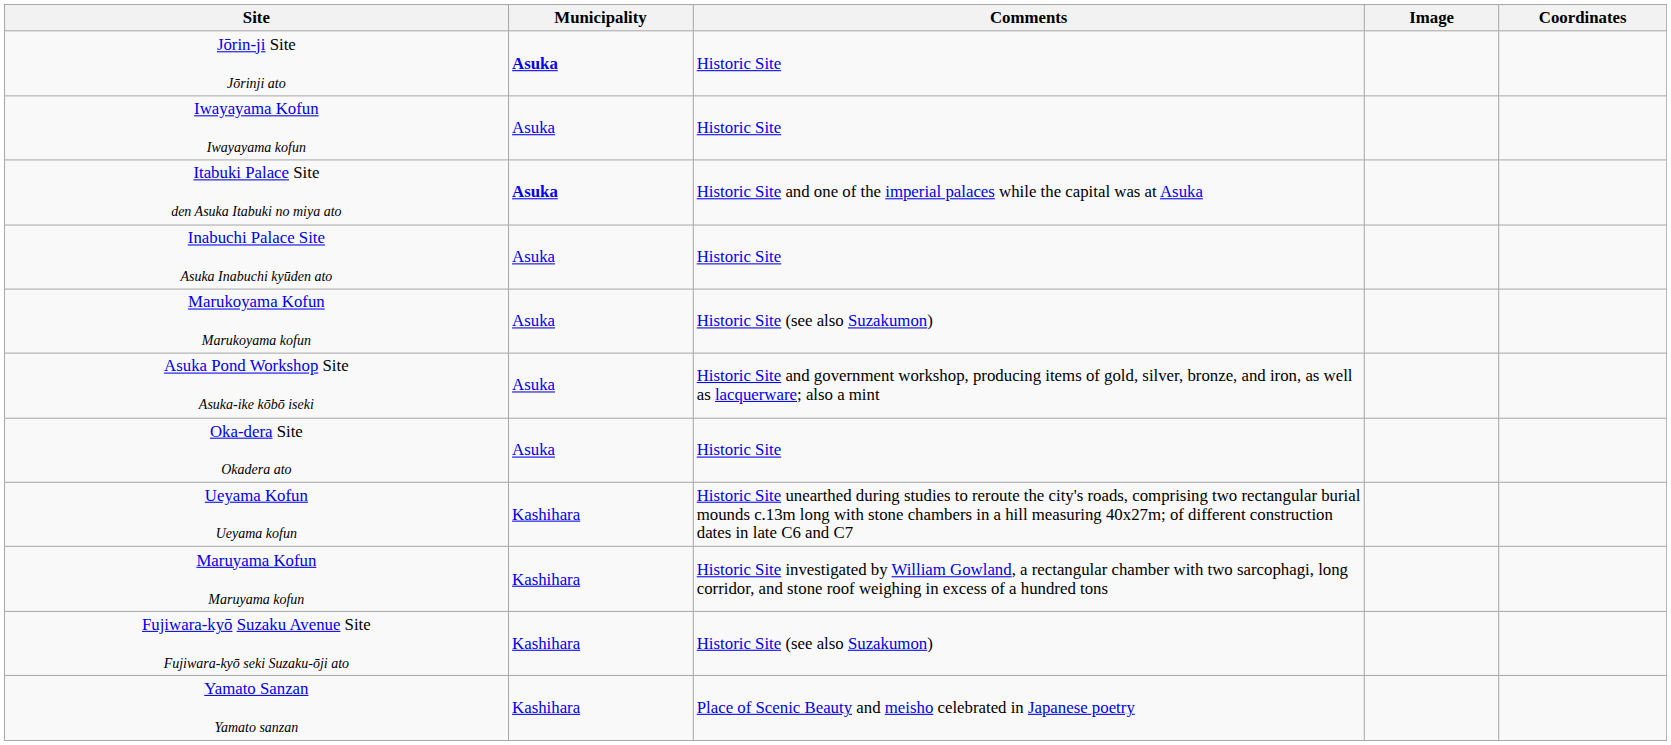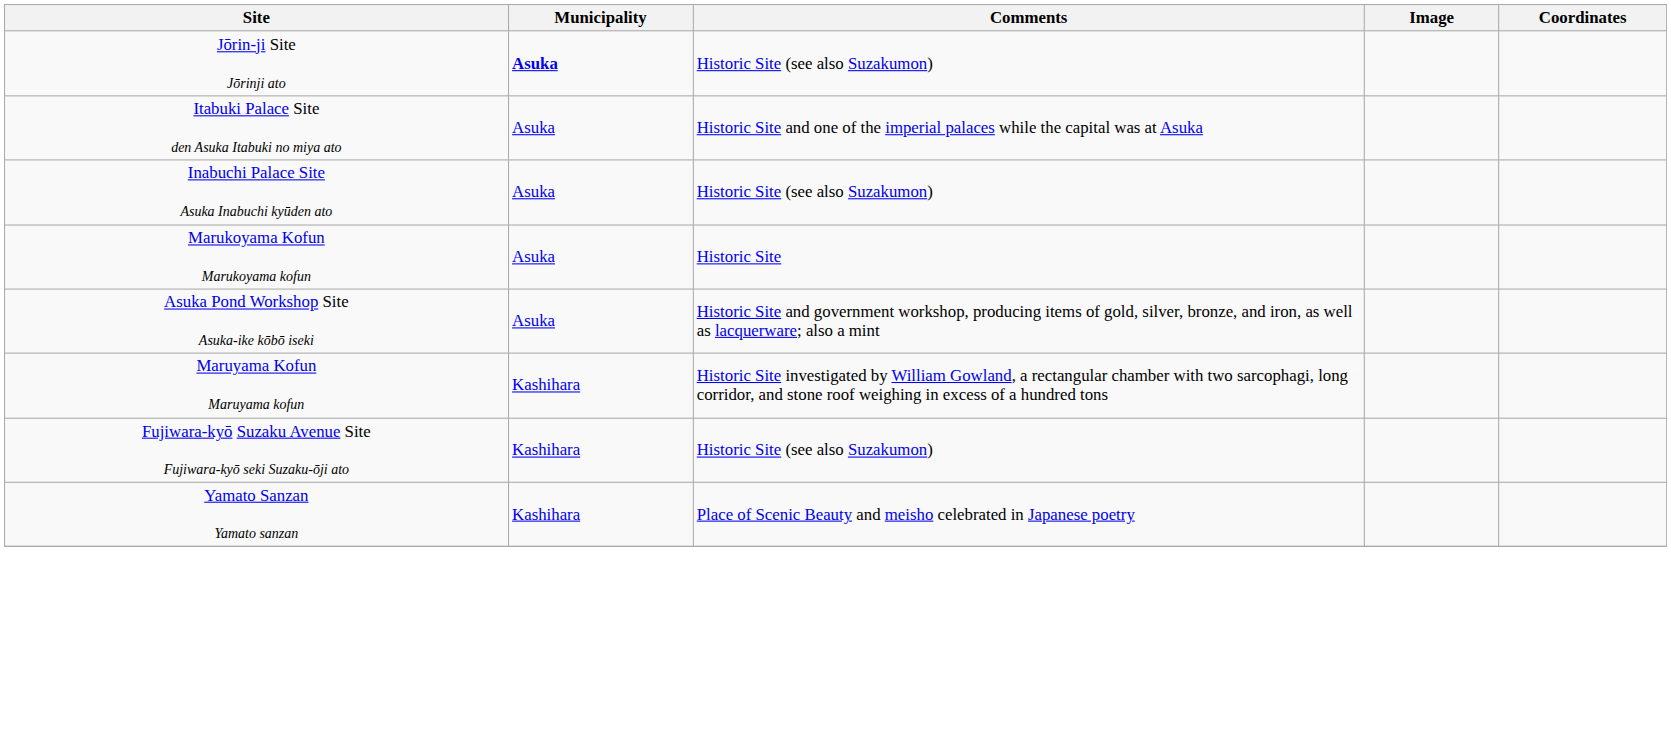(739, 63) Historic Site -> (815, 63) Historic Site (see also Suzakumon)
- row: (256, 127)
(535, 192) bold -> (534, 127) normal
(739, 256) Historic Site -> (815, 192) Historic Site (see also Suzakumon)
(815, 321) Historic Site (see also Suzakumon) -> (739, 256) Historic Site
- row: (256, 450)
- row: (256, 514)
